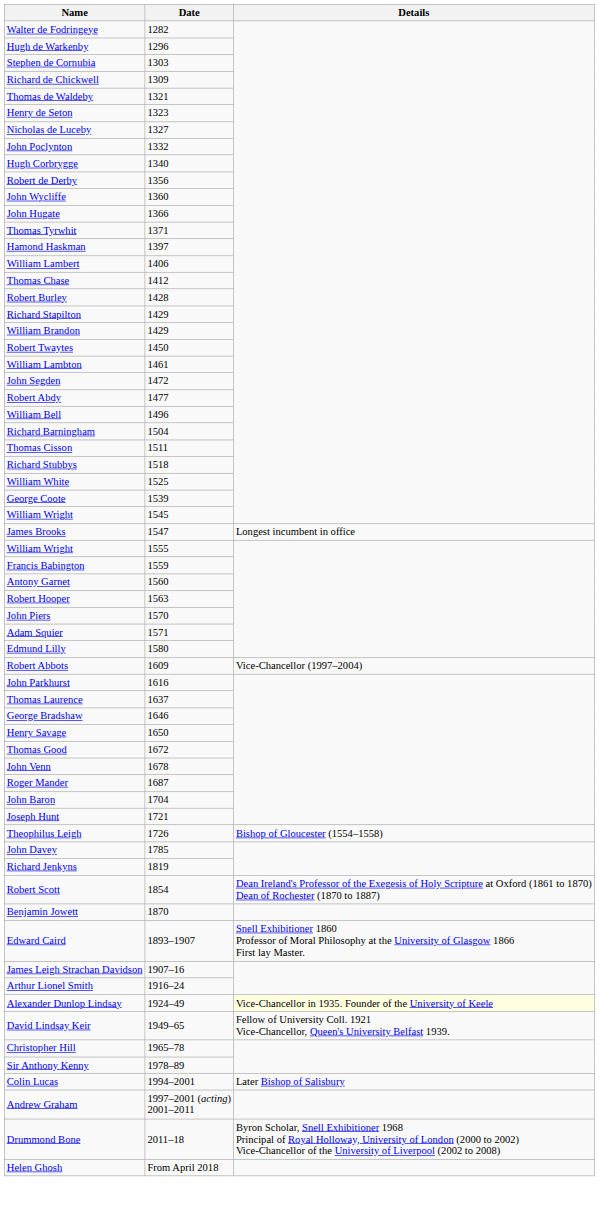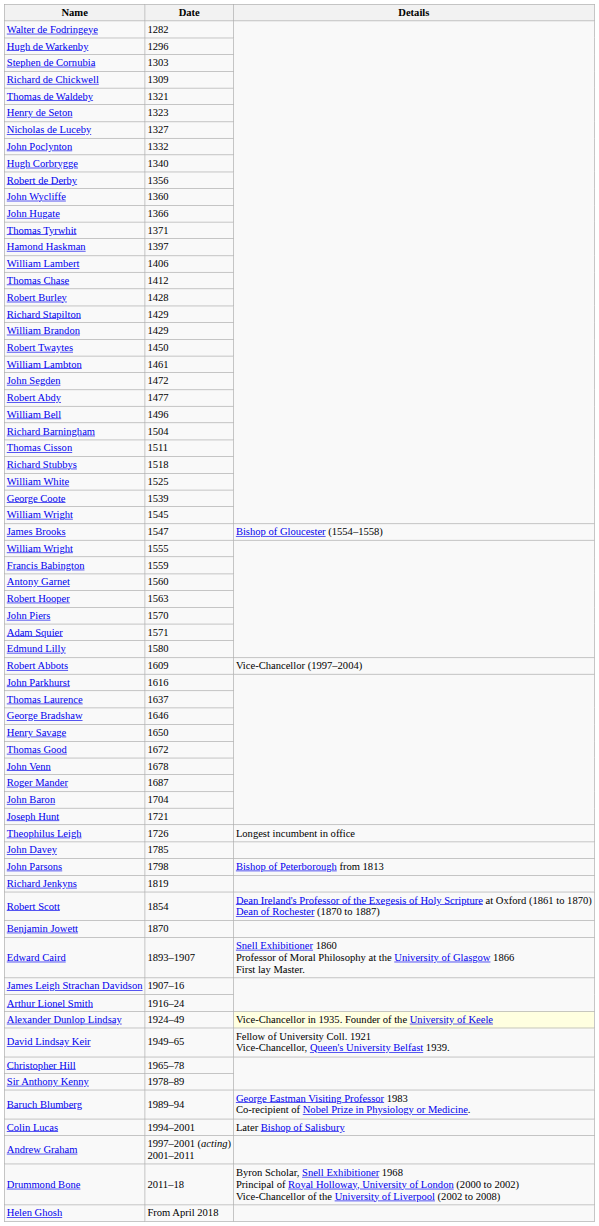(295, 532) Longest incumbent in office -> (309, 532) Bishop of Gloucester (1554–1558)
(309, 833) Bishop of Gloucester (1554–1558) -> (295, 833) Longest incumbent in office
+ row: (34, 866)
+ row: (44, 1104)
